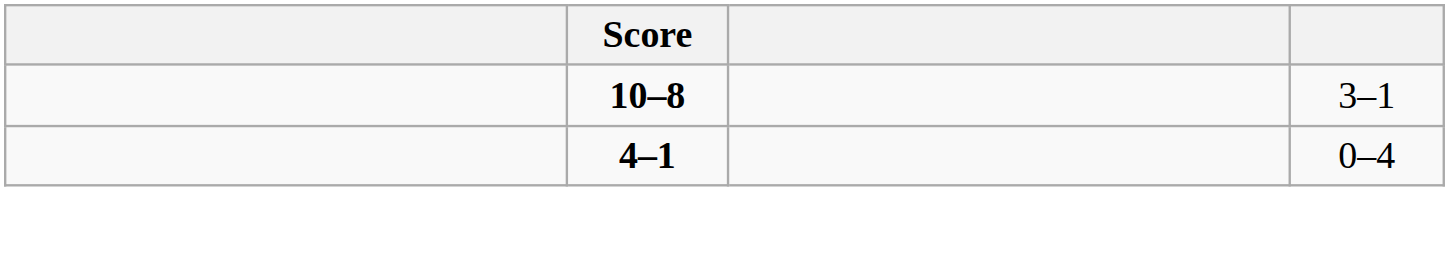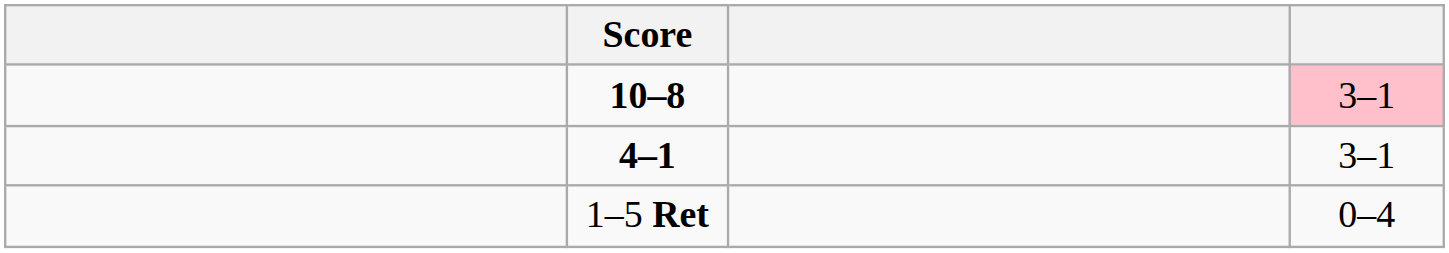(1367, 94) no background -> (1367, 94) pink background
(1367, 154) 0–4 -> (1367, 154) 3–1
+ row: (647, 214)
